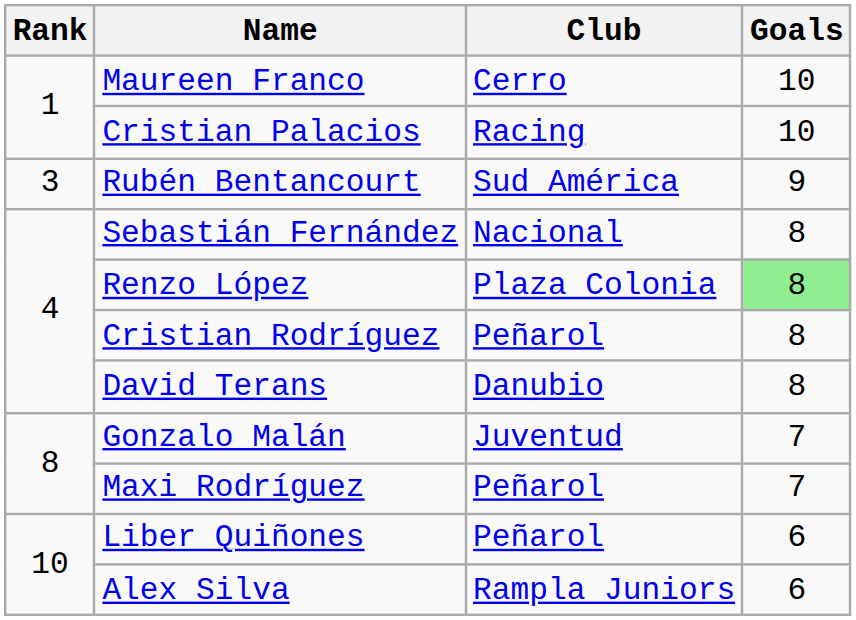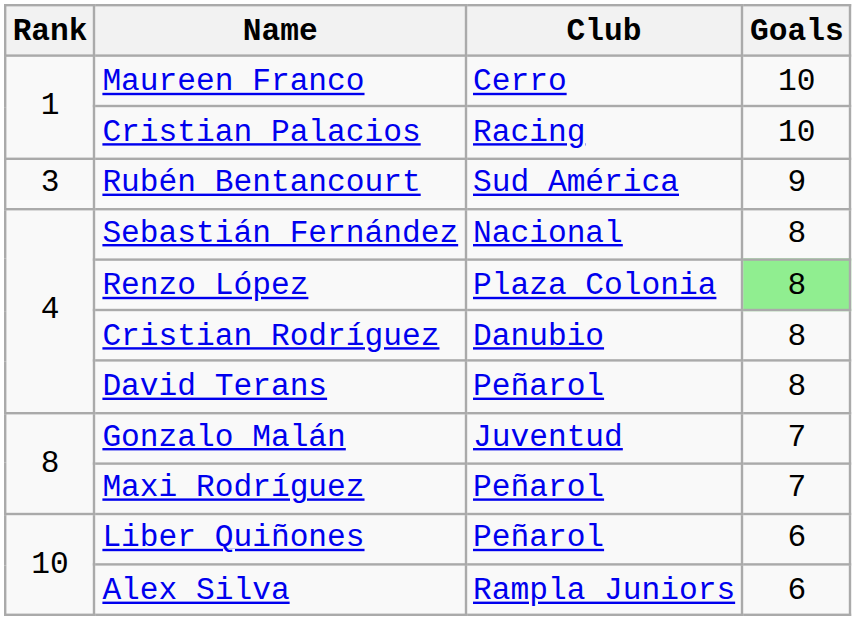(539, 336) Peñarol -> (539, 336) Danubio
(539, 387) Danubio -> (539, 387) Peñarol
